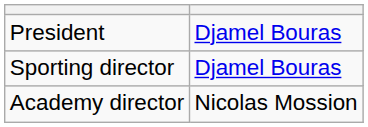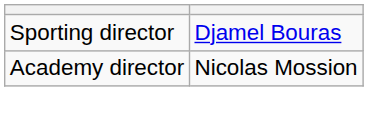- row: (57, 32)
